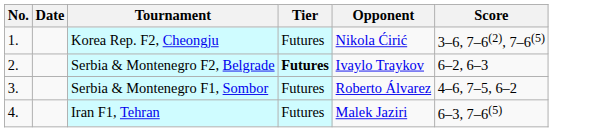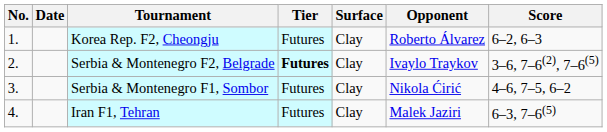+ column: (359, 15)
(371, 40) Nikola Ćirić -> (437, 38) Roberto Álvarez
(491, 40) 3–6, 7–6(2), 7–6(5) -> (517, 38) 6–2, 6–3
(463, 65) 6–2, 6–3 -> (545, 63) 3–6, 7–6(2), 7–6(5)
(383, 88) Roberto Álvarez -> (425, 88) Nikola Ćirić
